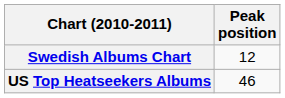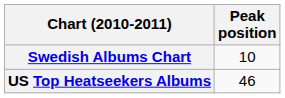(247, 57) 12 -> (247, 57) 10
